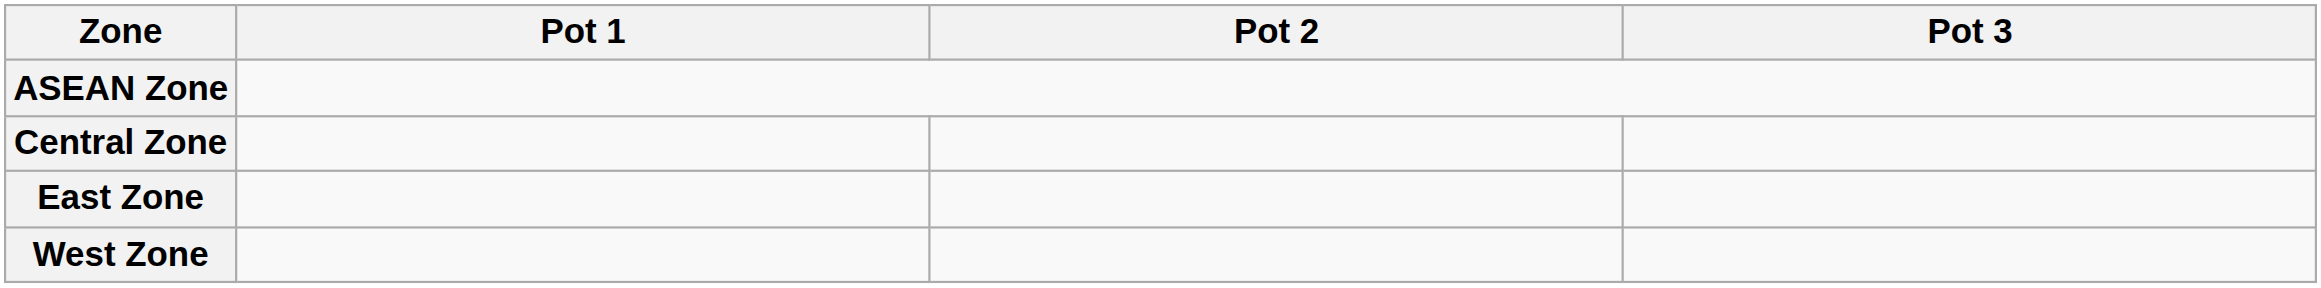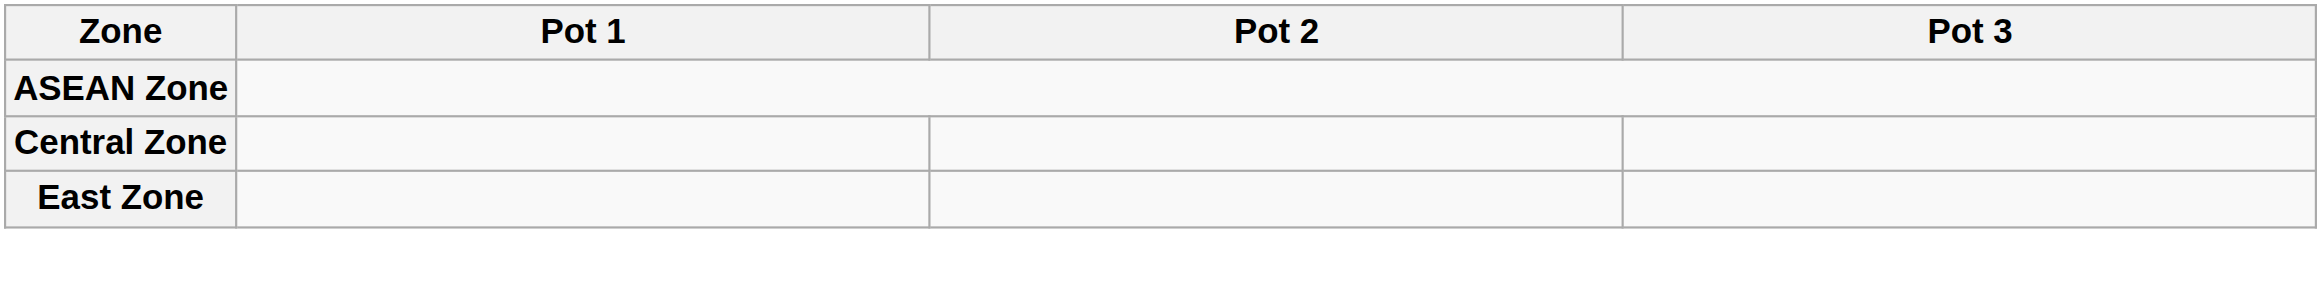- row: (121, 253)
